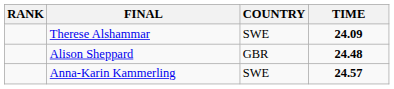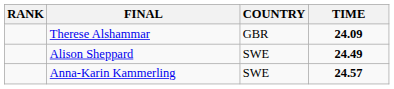(256, 34) SWE -> (256, 34) GBR
(256, 53) GBR -> (256, 53) SWE
(349, 53) 24.48 -> (349, 53) 24.49
